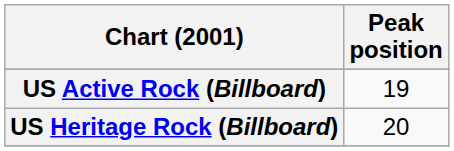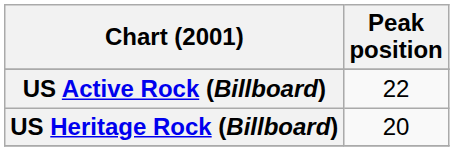(396, 88) 19 -> (396, 88) 22
